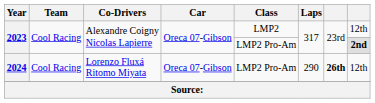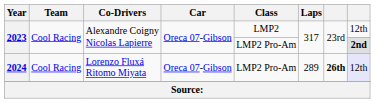(311, 68) 290 -> (311, 68) 289
(359, 68) no background -> (359, 68) lavender background
